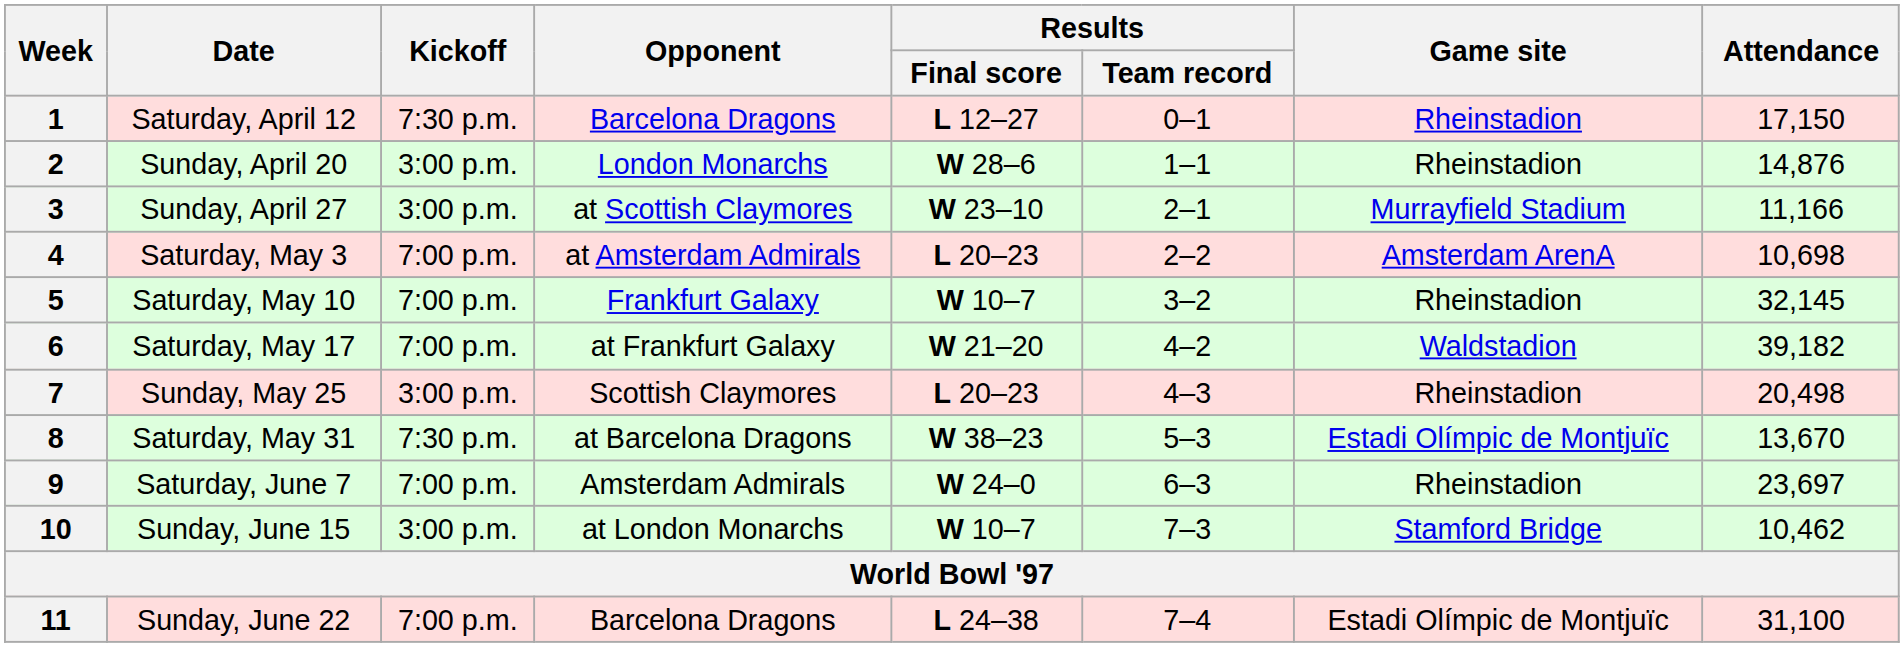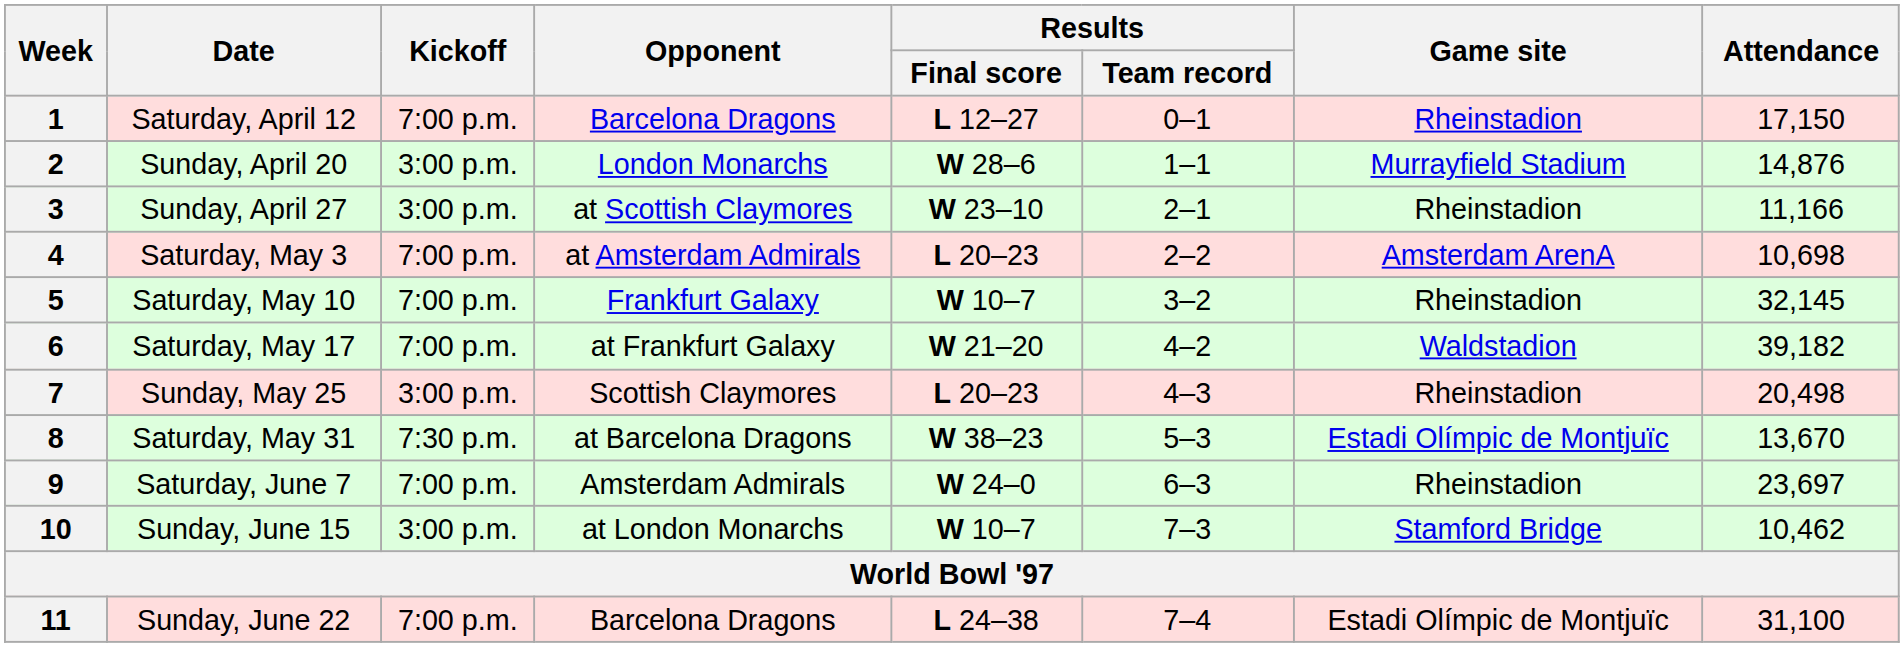(458, 119) 7:30 p.m. -> (458, 119) 7:00 p.m.
(1498, 164) Rheinstadion -> (1498, 164) Murrayfield Stadium
(1498, 210) Murrayfield Stadium -> (1498, 210) Rheinstadion
